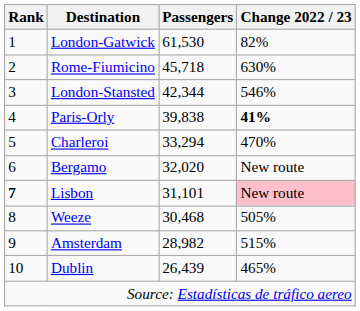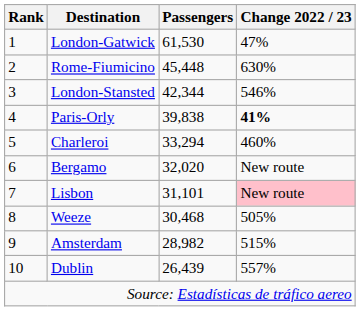(254, 41) 82% -> (254, 41) 47%
(183, 66) 45,718 -> (183, 66) 45,448
(258, 142) 470% -> (258, 142) 460%
(12, 192) bold -> (12, 192) normal
(258, 267) 465% -> (258, 267) 557%
